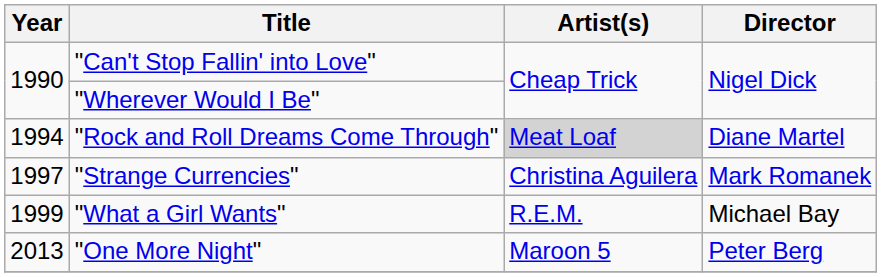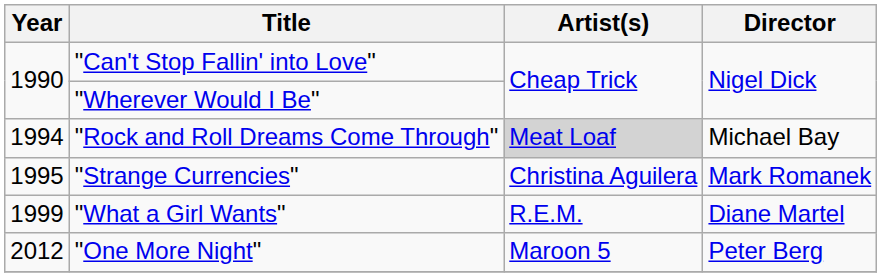(776, 137) Diane Martel -> (774, 137) Michael Bay
(37, 175) 1997 -> (37, 175) 1995
(774, 213) Michael Bay -> (776, 213) Diane Martel
(37, 251) 2013 -> (37, 251) 2012
